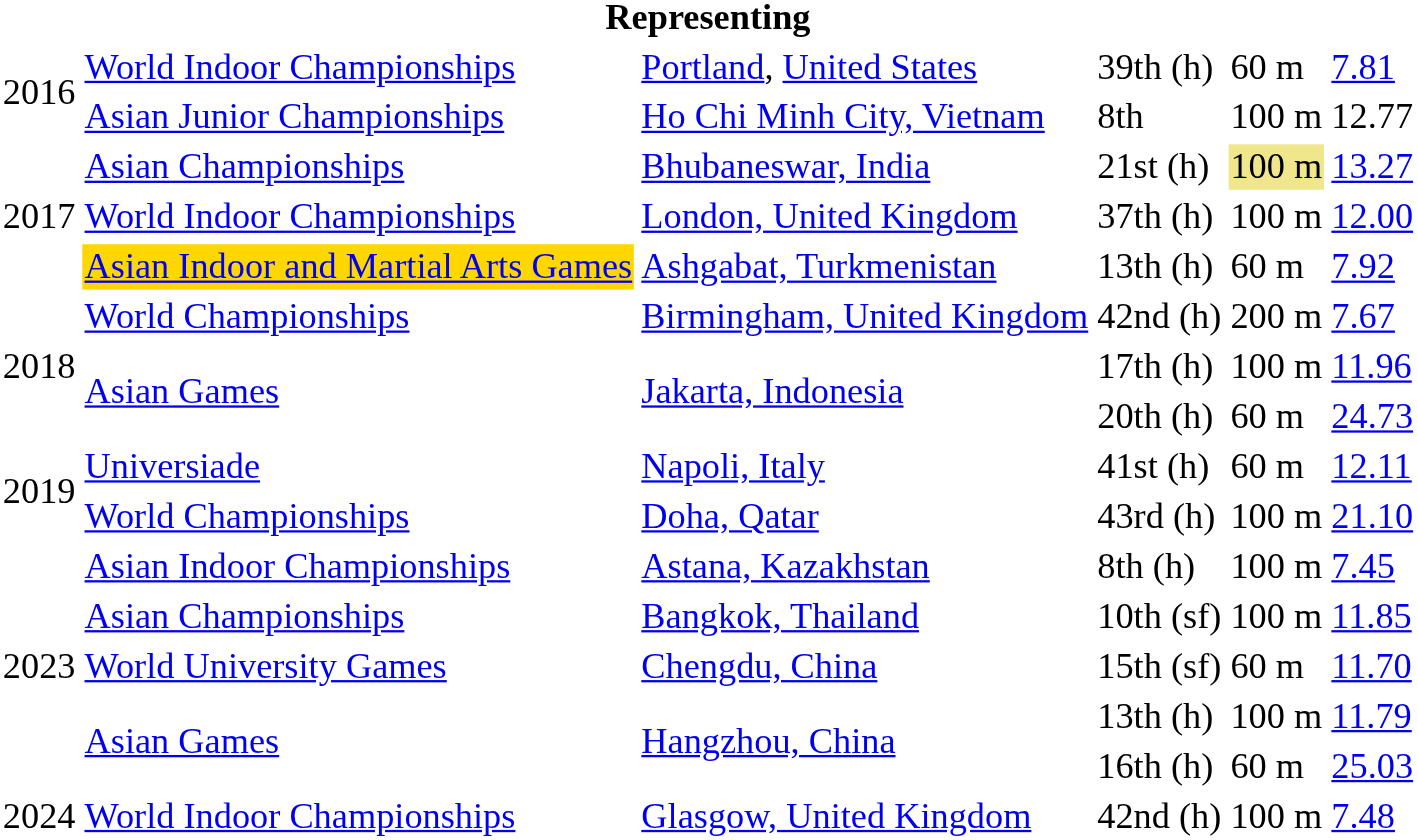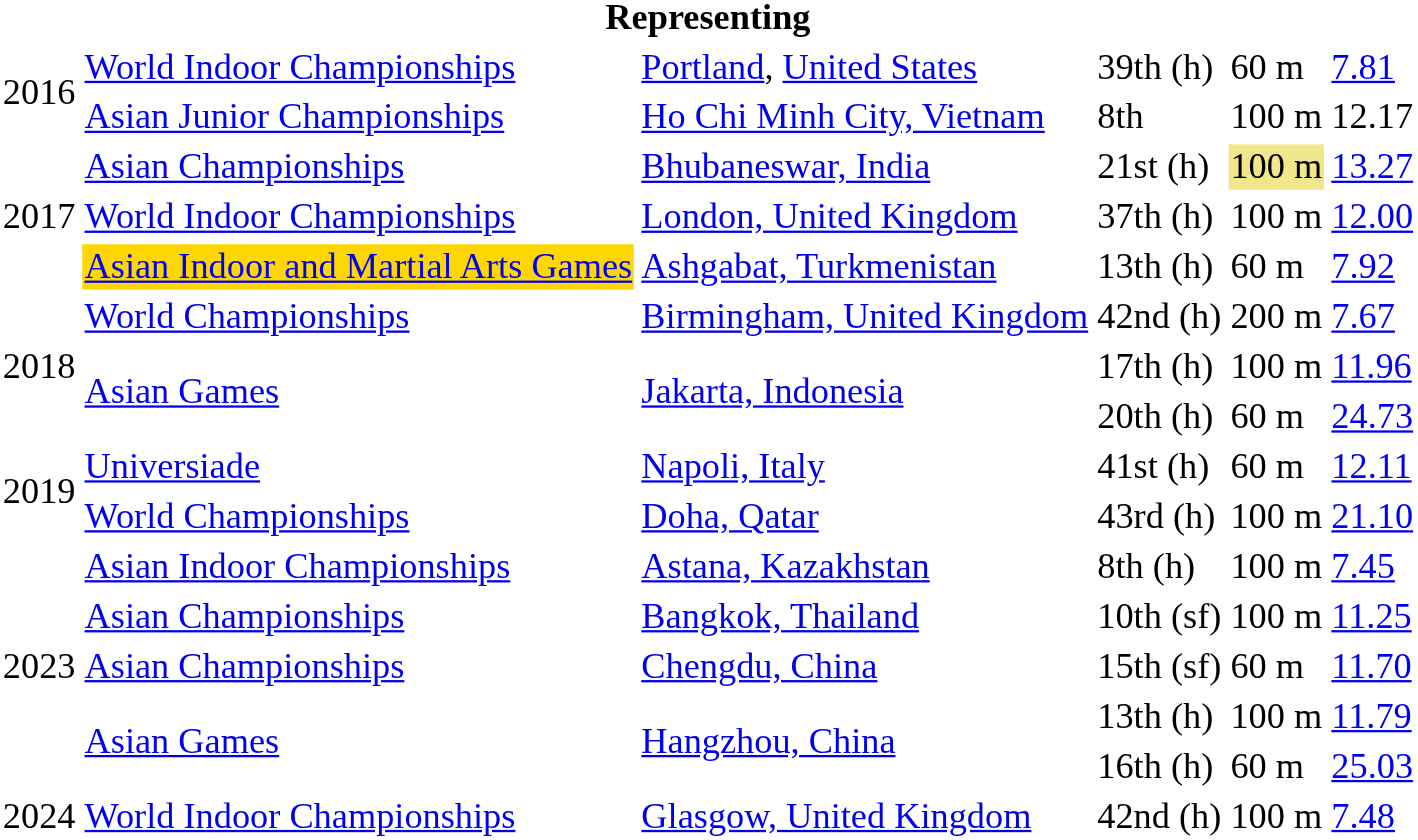(1372, 116) 12.77 -> (1372, 116) 12.17
(1372, 615) 11.85 -> (1372, 615) 11.25
(266, 665) World University Games -> (244, 665) Asian Championships
